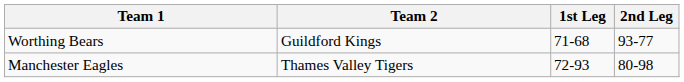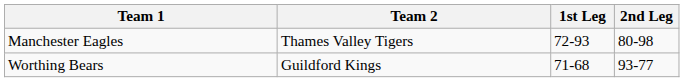rows swapped: (66, 64) <-> (56, 40)
